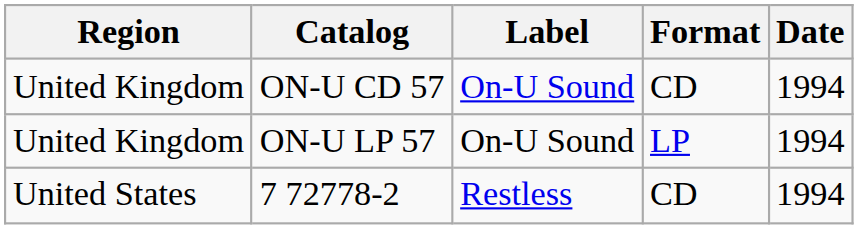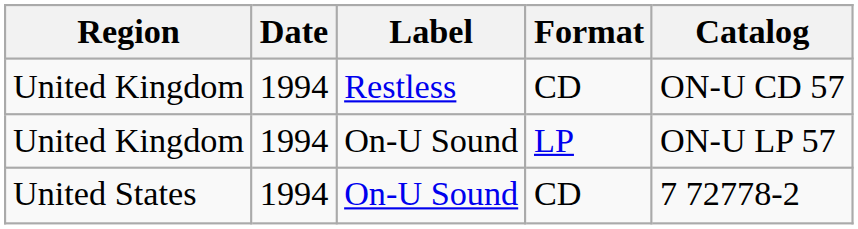columns swapped: (810, 31) <-> (352, 31)
(547, 85) On-U Sound -> (400, 85) Restless
(516, 194) Restless -> (431, 194) On-U Sound
